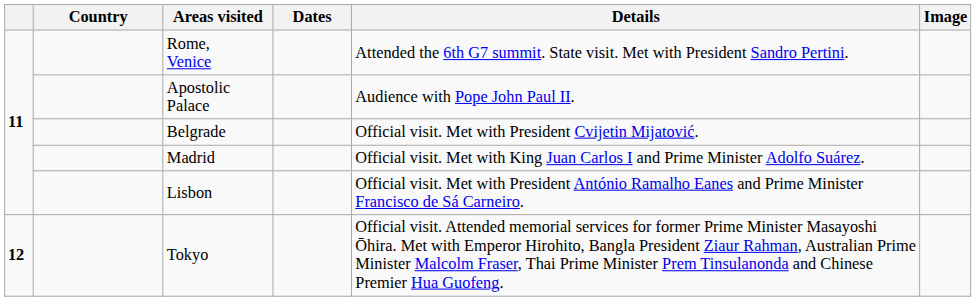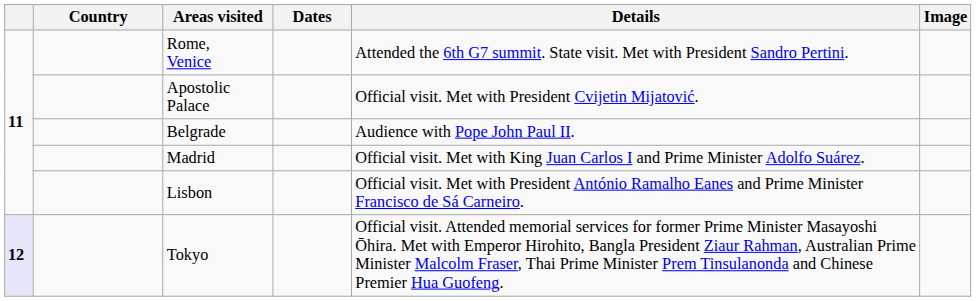(465, 96) Audience with Pope John Paul II. -> (527, 96) Official visit. Met with President Cvijetin Mijatović.
(527, 131) Official visit. Met with President Cvijetin Mijatović. -> (465, 131) Audience with Pope John Paul II.
(16, 255) no background -> (16, 255) lavender background
